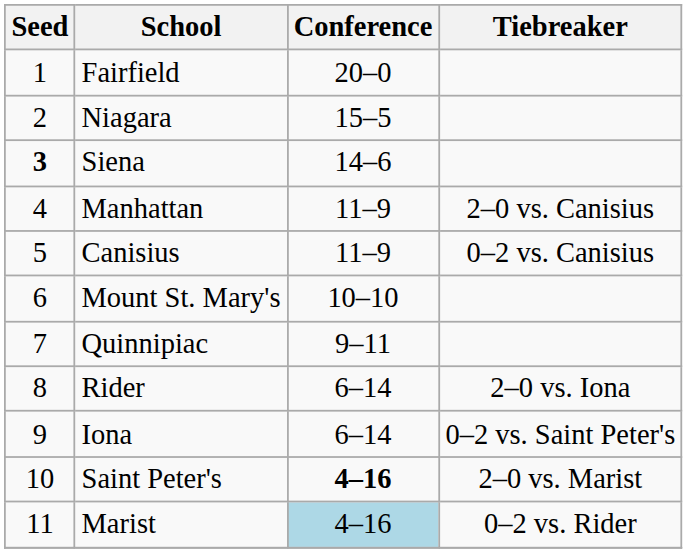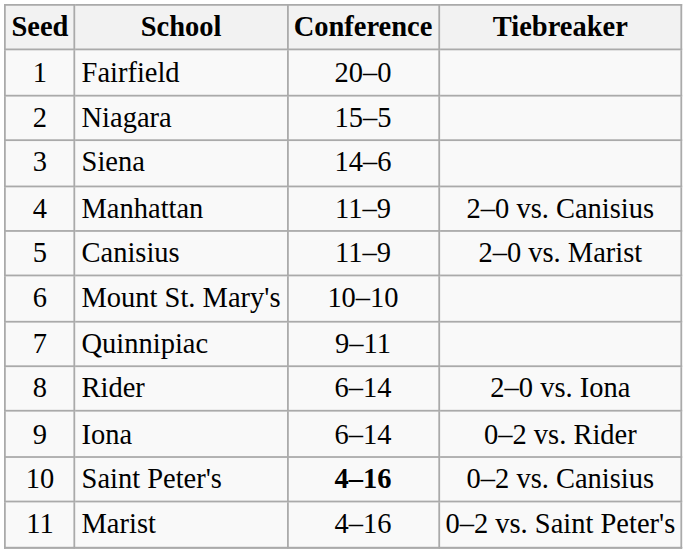(40, 162) bold -> (40, 162) normal
(560, 252) 0–2 vs. Canisius -> (560, 252) 2–0 vs. Marist
(560, 433) 0–2 vs. Saint Peter's -> (560, 433) 0–2 vs. Rider
(560, 478) 2–0 vs. Marist -> (560, 478) 0–2 vs. Canisius
(363, 523) lightblue background -> (363, 523) no background
(560, 523) 0–2 vs. Rider -> (560, 523) 0–2 vs. Saint Peter's
